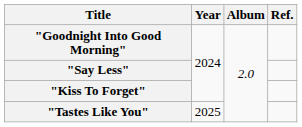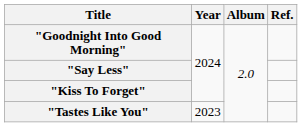(208, 111) 2025 -> (208, 111) 2023
